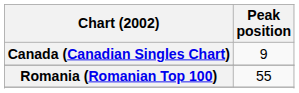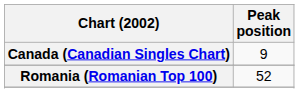(264, 76) 55 -> (264, 76) 52
